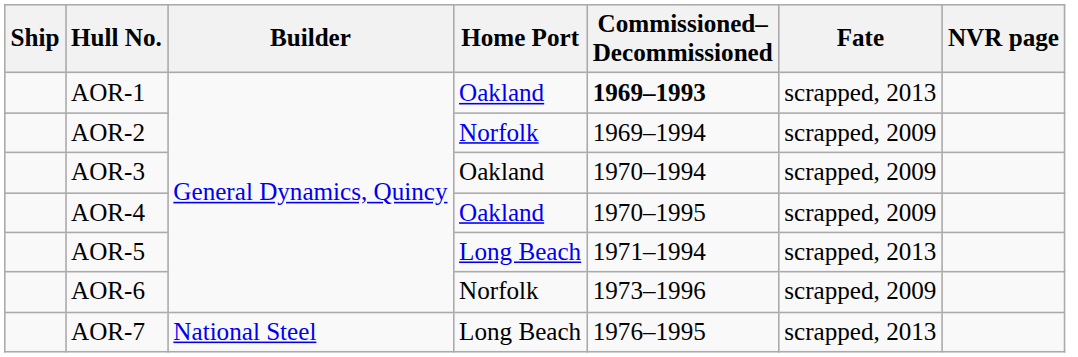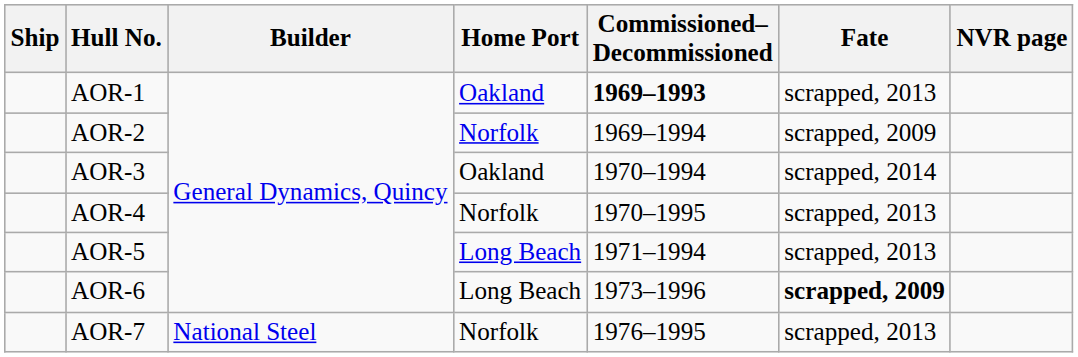(860, 172) scrapped, 2009 -> (860, 172) scrapped, 2014
(502, 212) Oakland -> (499, 212) Norfolk
(860, 212) scrapped, 2009 -> (860, 212) scrapped, 2013
(499, 291) Norfolk -> (520, 291) Long Beach
(860, 291) normal -> (865, 291) bold
(520, 331) Long Beach -> (499, 331) Norfolk
